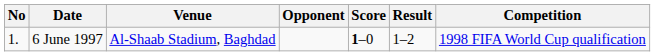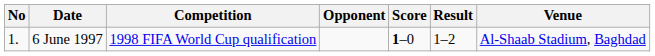columns swapped: (192, 16) <-> (542, 16)
